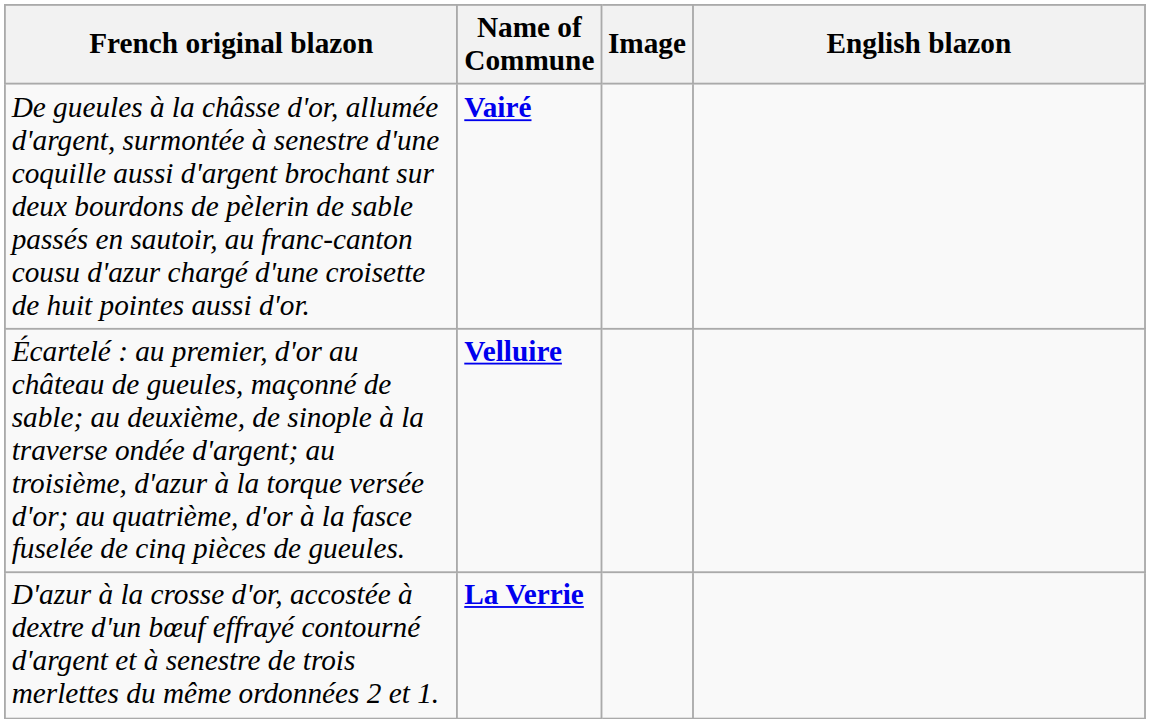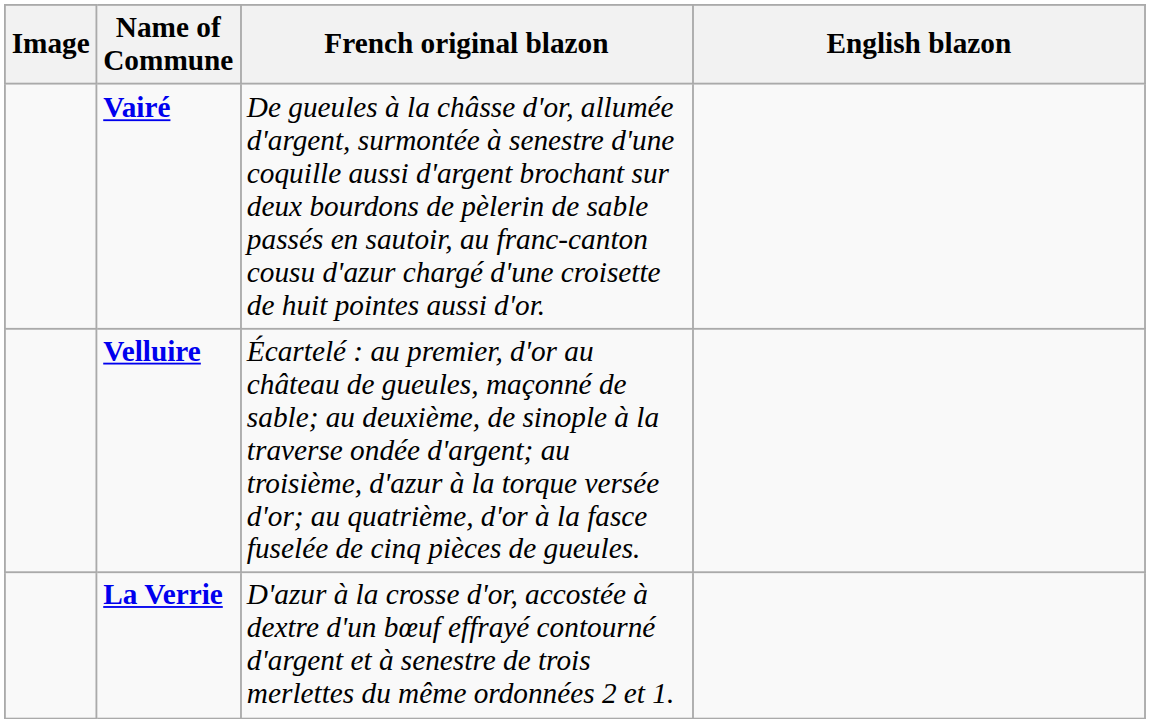columns swapped: (647, 44) <-> (231, 44)
